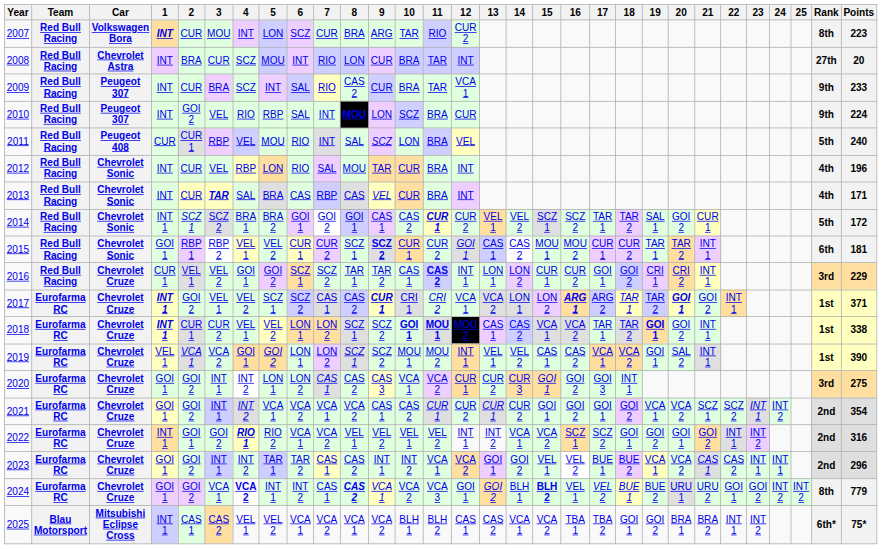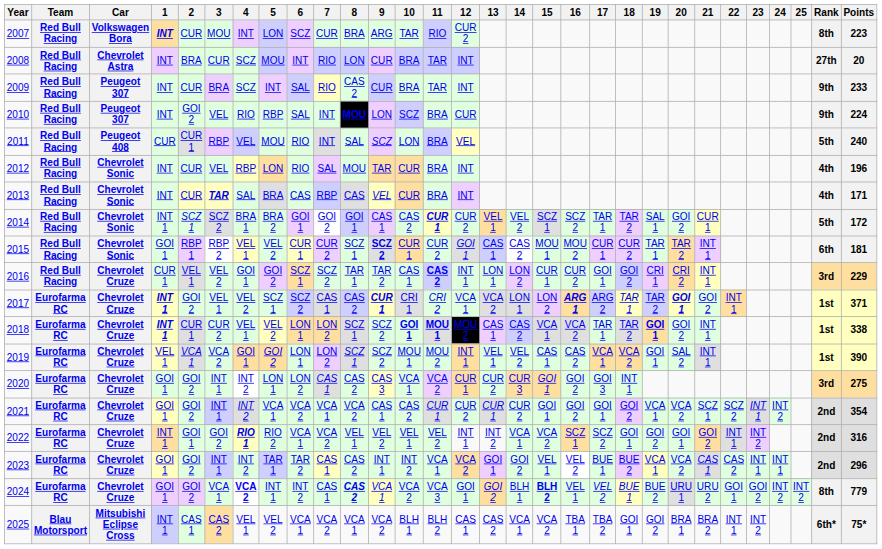(466, 87) VCA 1 -> (466, 87) INT
